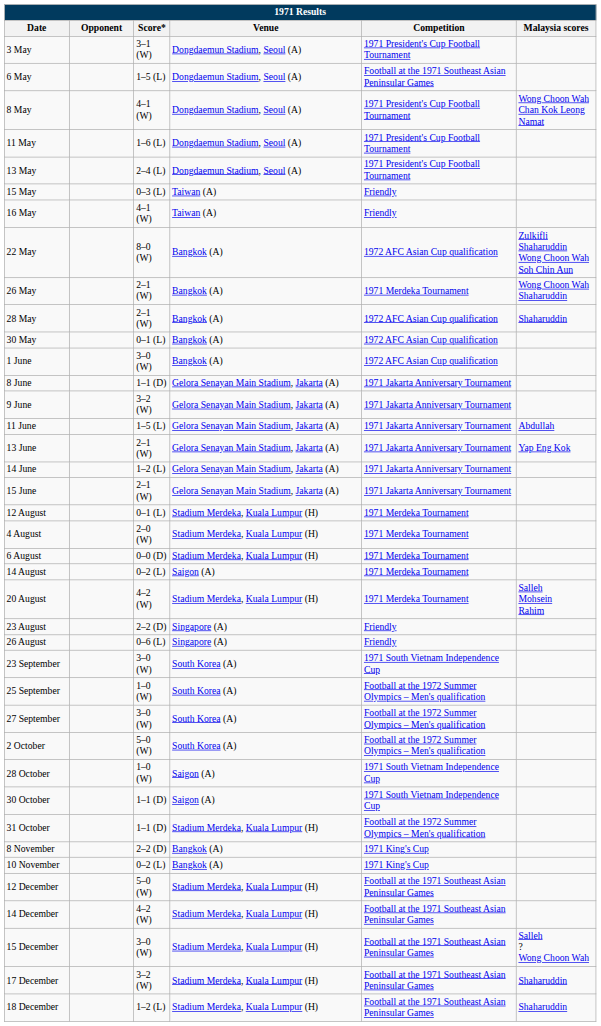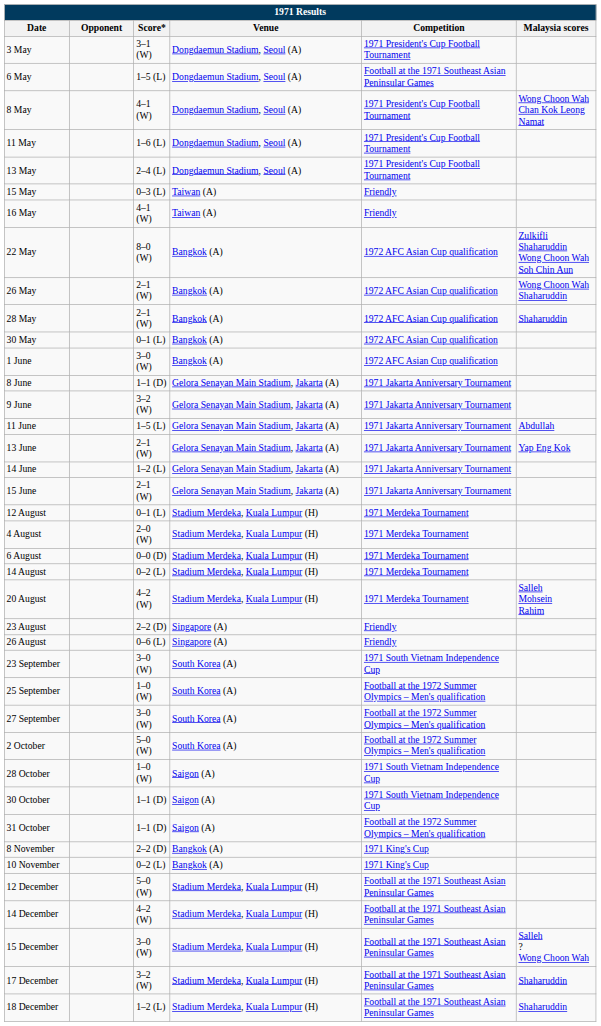(416, 291) 1971 Merdeka Tournament -> (431, 291) 1972 AFC Asian Cup qualification
(193, 572) Saigon (A) -> (245, 572) Stadium Merdeka, Kuala Lumpur (H)
(245, 828) Stadium Merdeka, Kuala Lumpur (H) -> (193, 828) Saigon (A)
